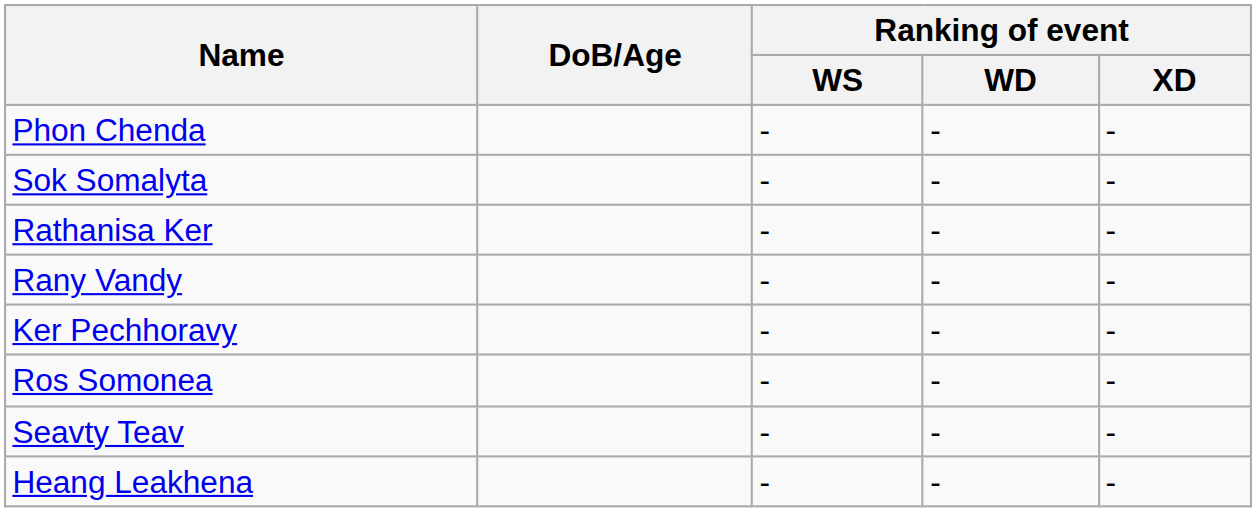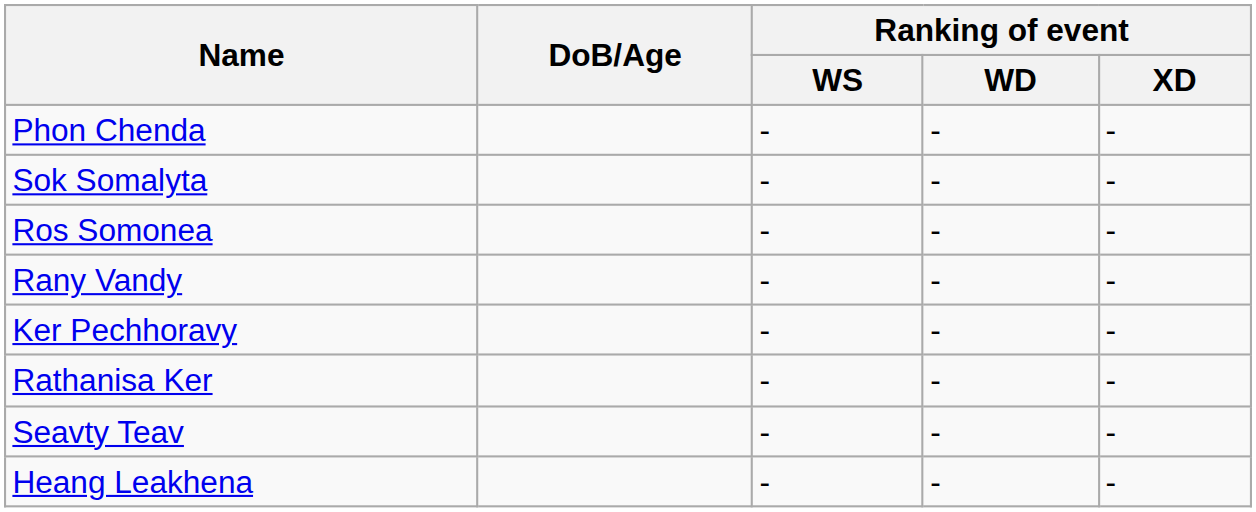rows swapped: (112, 230) <-> (112, 381)
